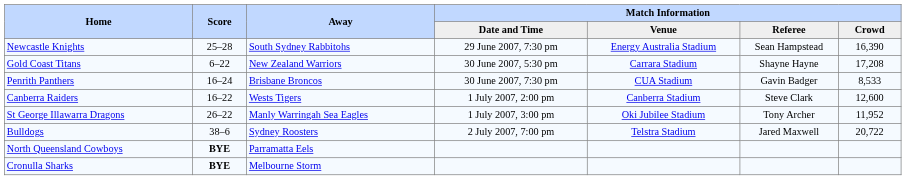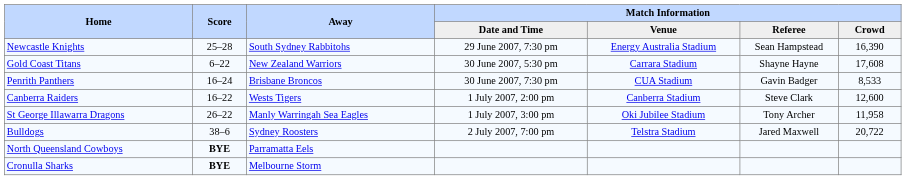(870, 64) 17,208 -> (870, 64) 17,608
(870, 115) 11,952 -> (870, 115) 11,958
